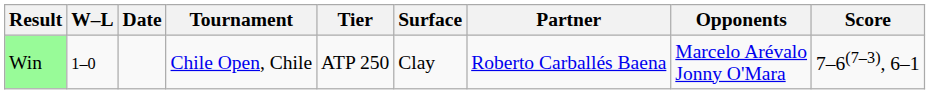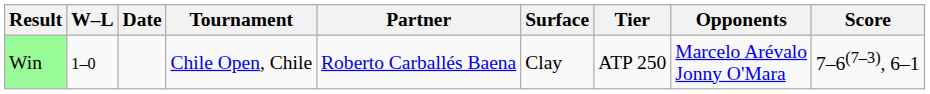columns swapped: (355, 19) <-> (569, 19)
